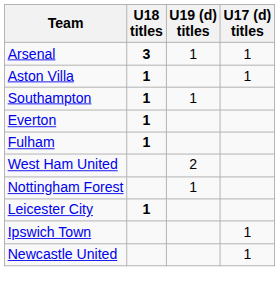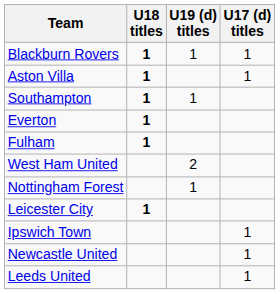- row: (32, 53)
+ row: (63, 53)
+ row: (49, 277)
